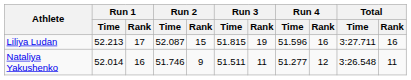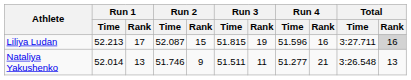(392, 42) no background -> (392, 42) lightgrey background
(139, 63) 16 -> (139, 63) 13
(323, 63) 12 -> (323, 63) 21
(392, 63) 11 -> (392, 63) 13
